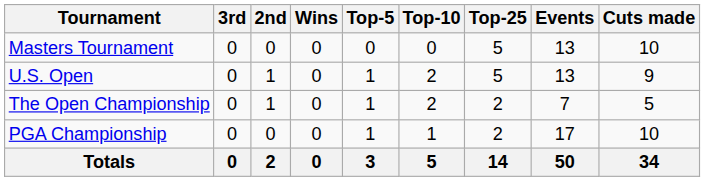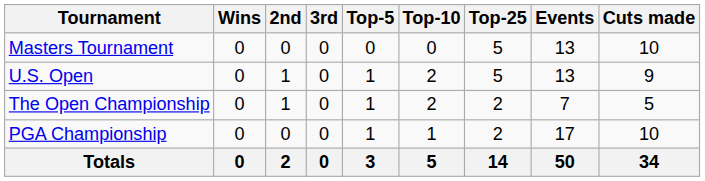columns swapped: (317, 18) <-> (232, 18)
